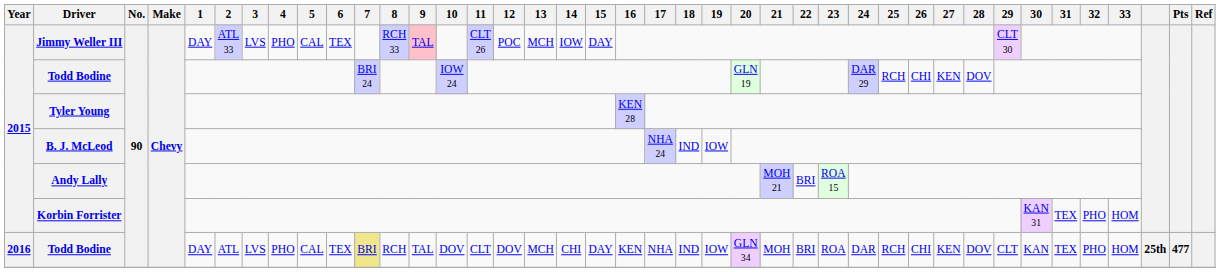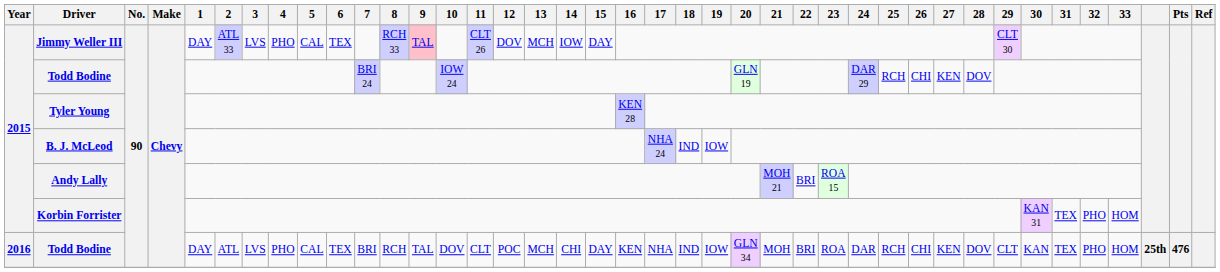(509, 42) POC -> (509, 42) DOV
(367, 250) khaki background -> (367, 250) no background
(509, 250) DOV -> (509, 250) POC
(1181, 250) 477 -> (1181, 250) 476
